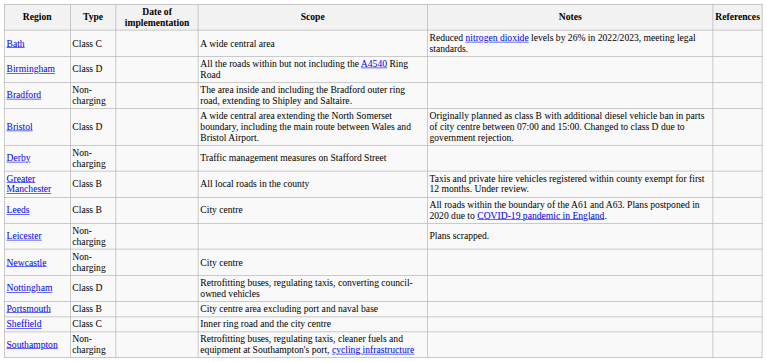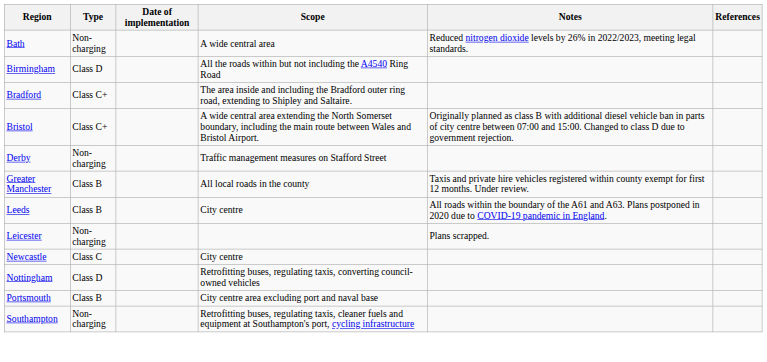(87, 43) Class C -> (89, 43) Non-charging
(89, 95) Non-charging -> (90, 95) Class C+
(87, 127) Class D -> (90, 127) Class C+
(89, 262) Non-charging -> (87, 257) Class C
- row: (24, 324)
